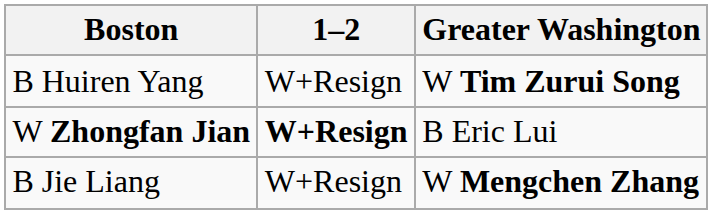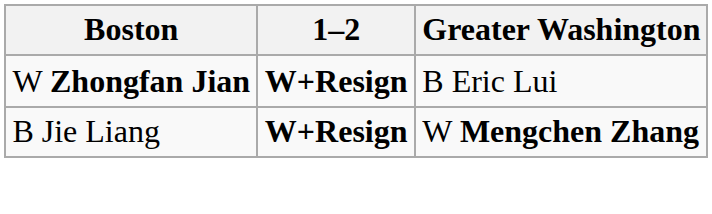- row: (108, 80)
(333, 182) normal -> (336, 131) bold
